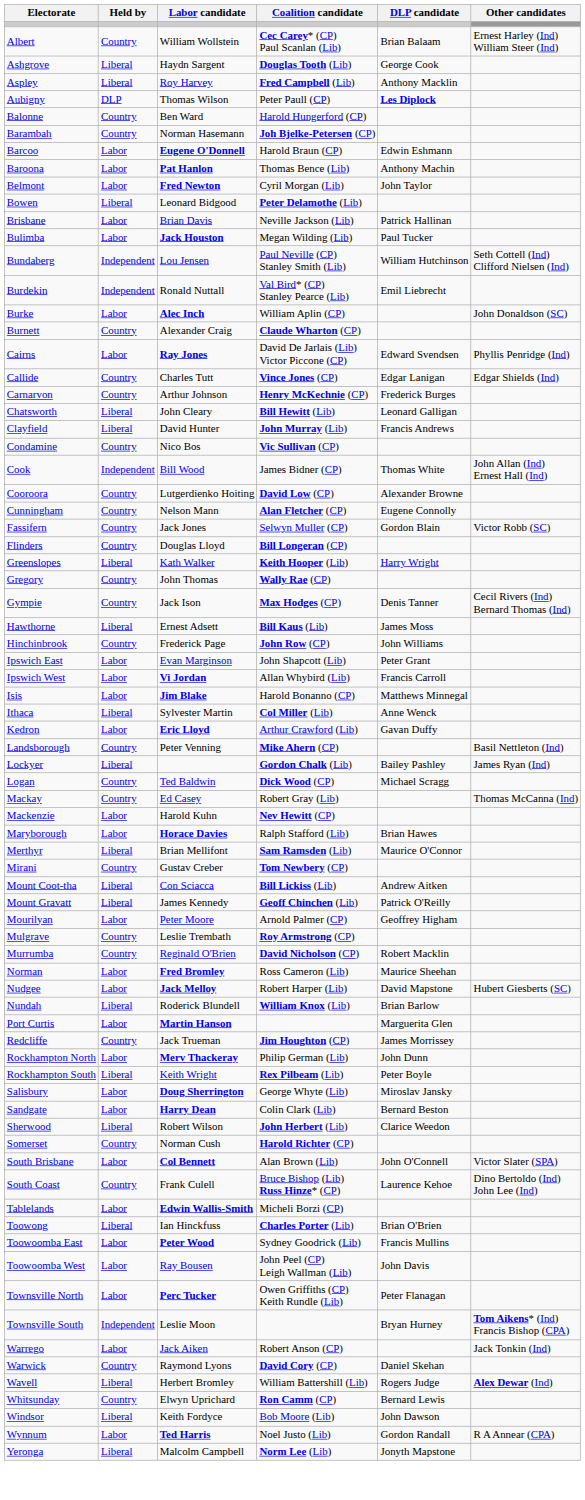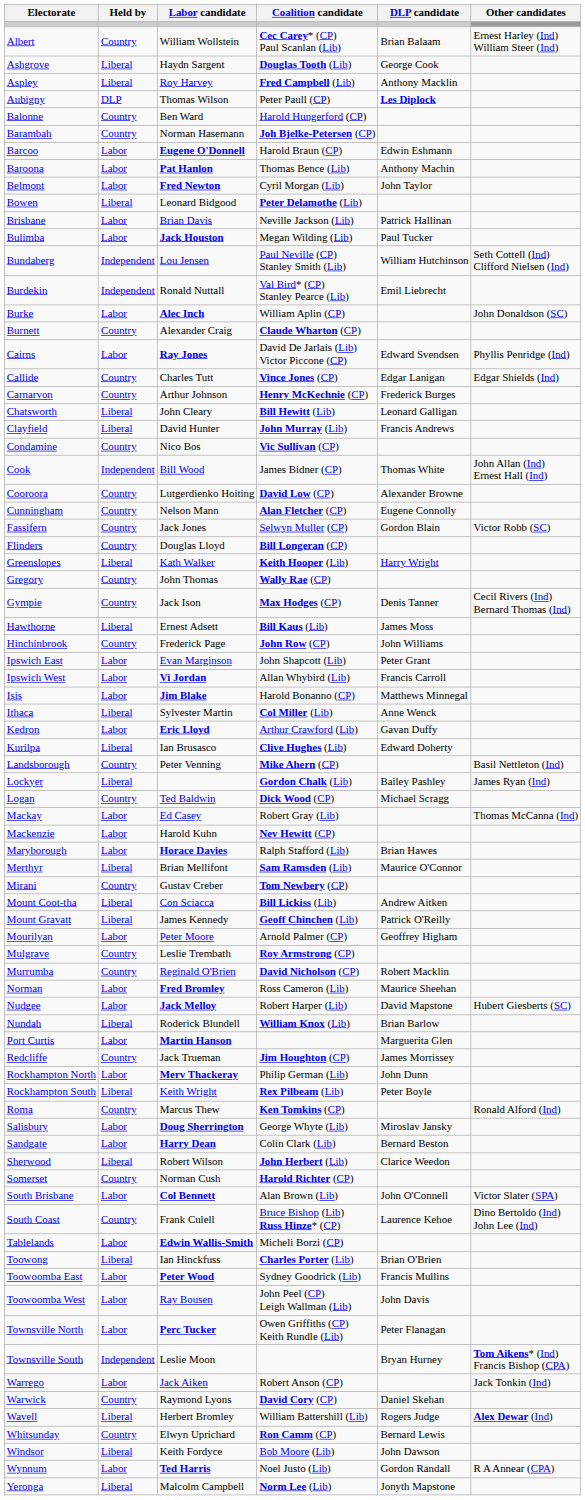+ row: (23, 747)
(119, 799) Country -> (114, 816) Labor
+ row: (20, 1109)
